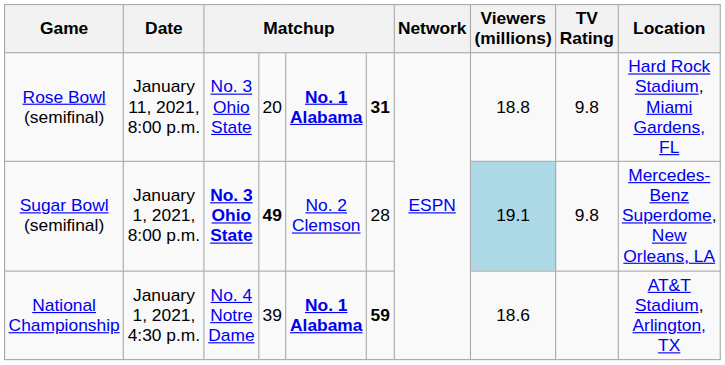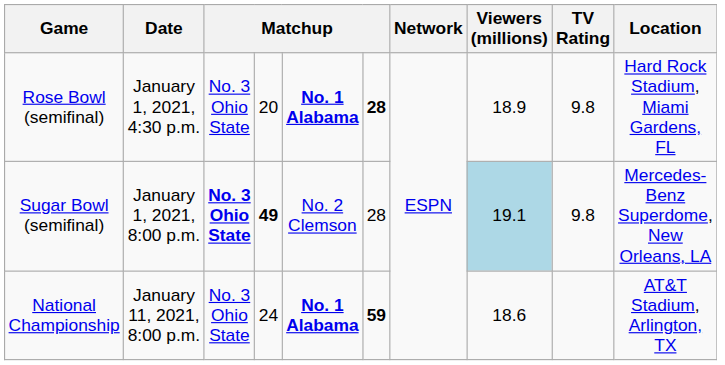(164, 106) January 11, 2021, 8:00 p.m. -> (164, 106) January 1, 2021, 4:30 p.m.
(380, 106) 31 -> (376, 106) 28
(513, 106) 18.8 -> (509, 106) 18.9
(164, 314) January 1, 2021, 4:30 p.m. -> (164, 314) January 11, 2021, 8:00 p.m.
(231, 314) No. 4 Notre Dame -> (229, 314) No. 3 Ohio State
(272, 314) 39 -> (268, 314) 24
